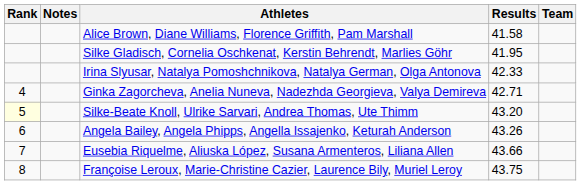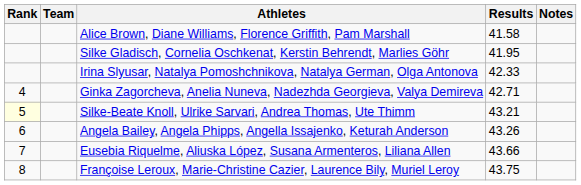columns swapped: (558, 14) <-> (60, 14)
(507, 111) 43.20 -> (504, 111) 43.21
